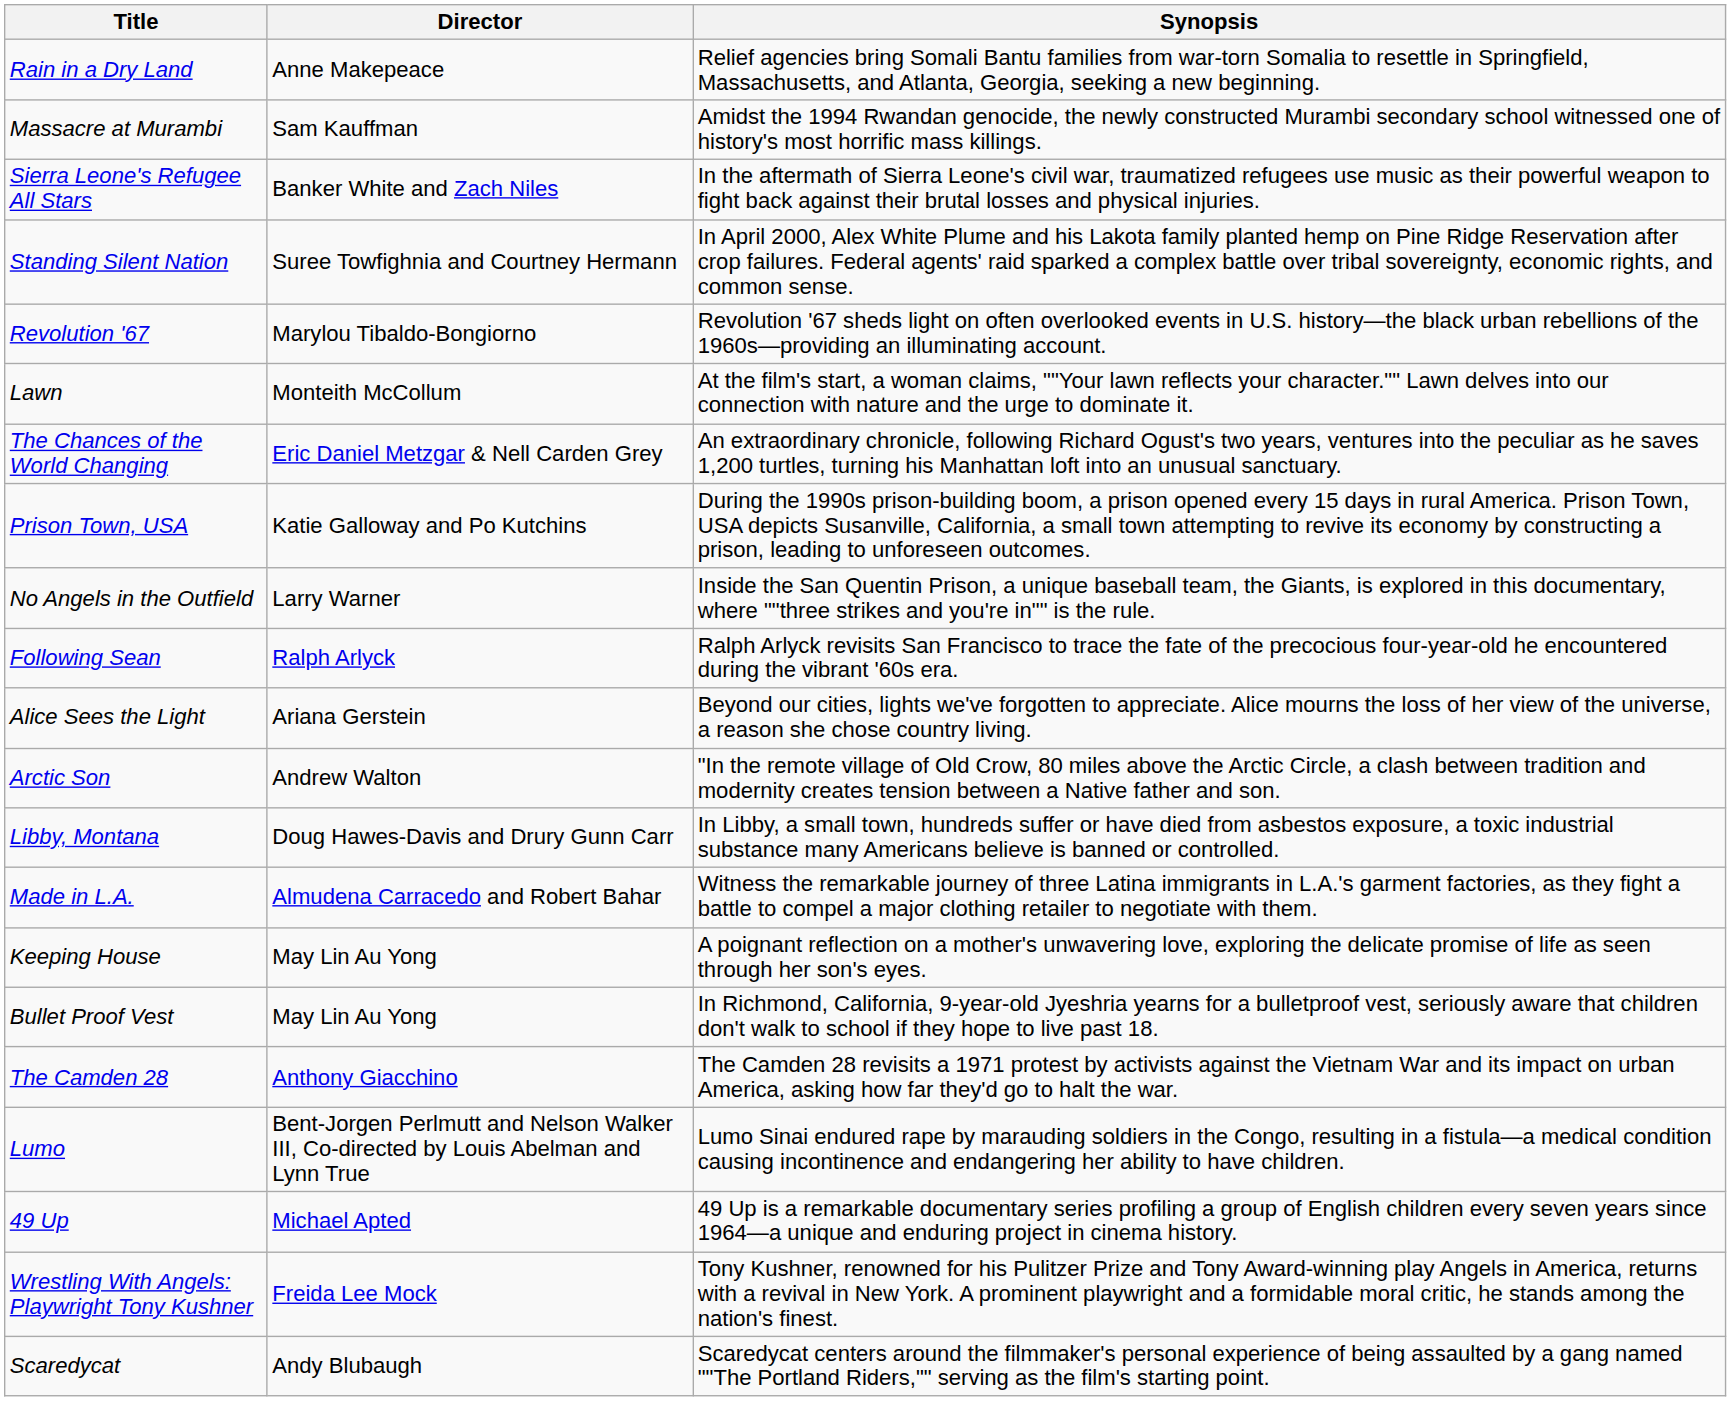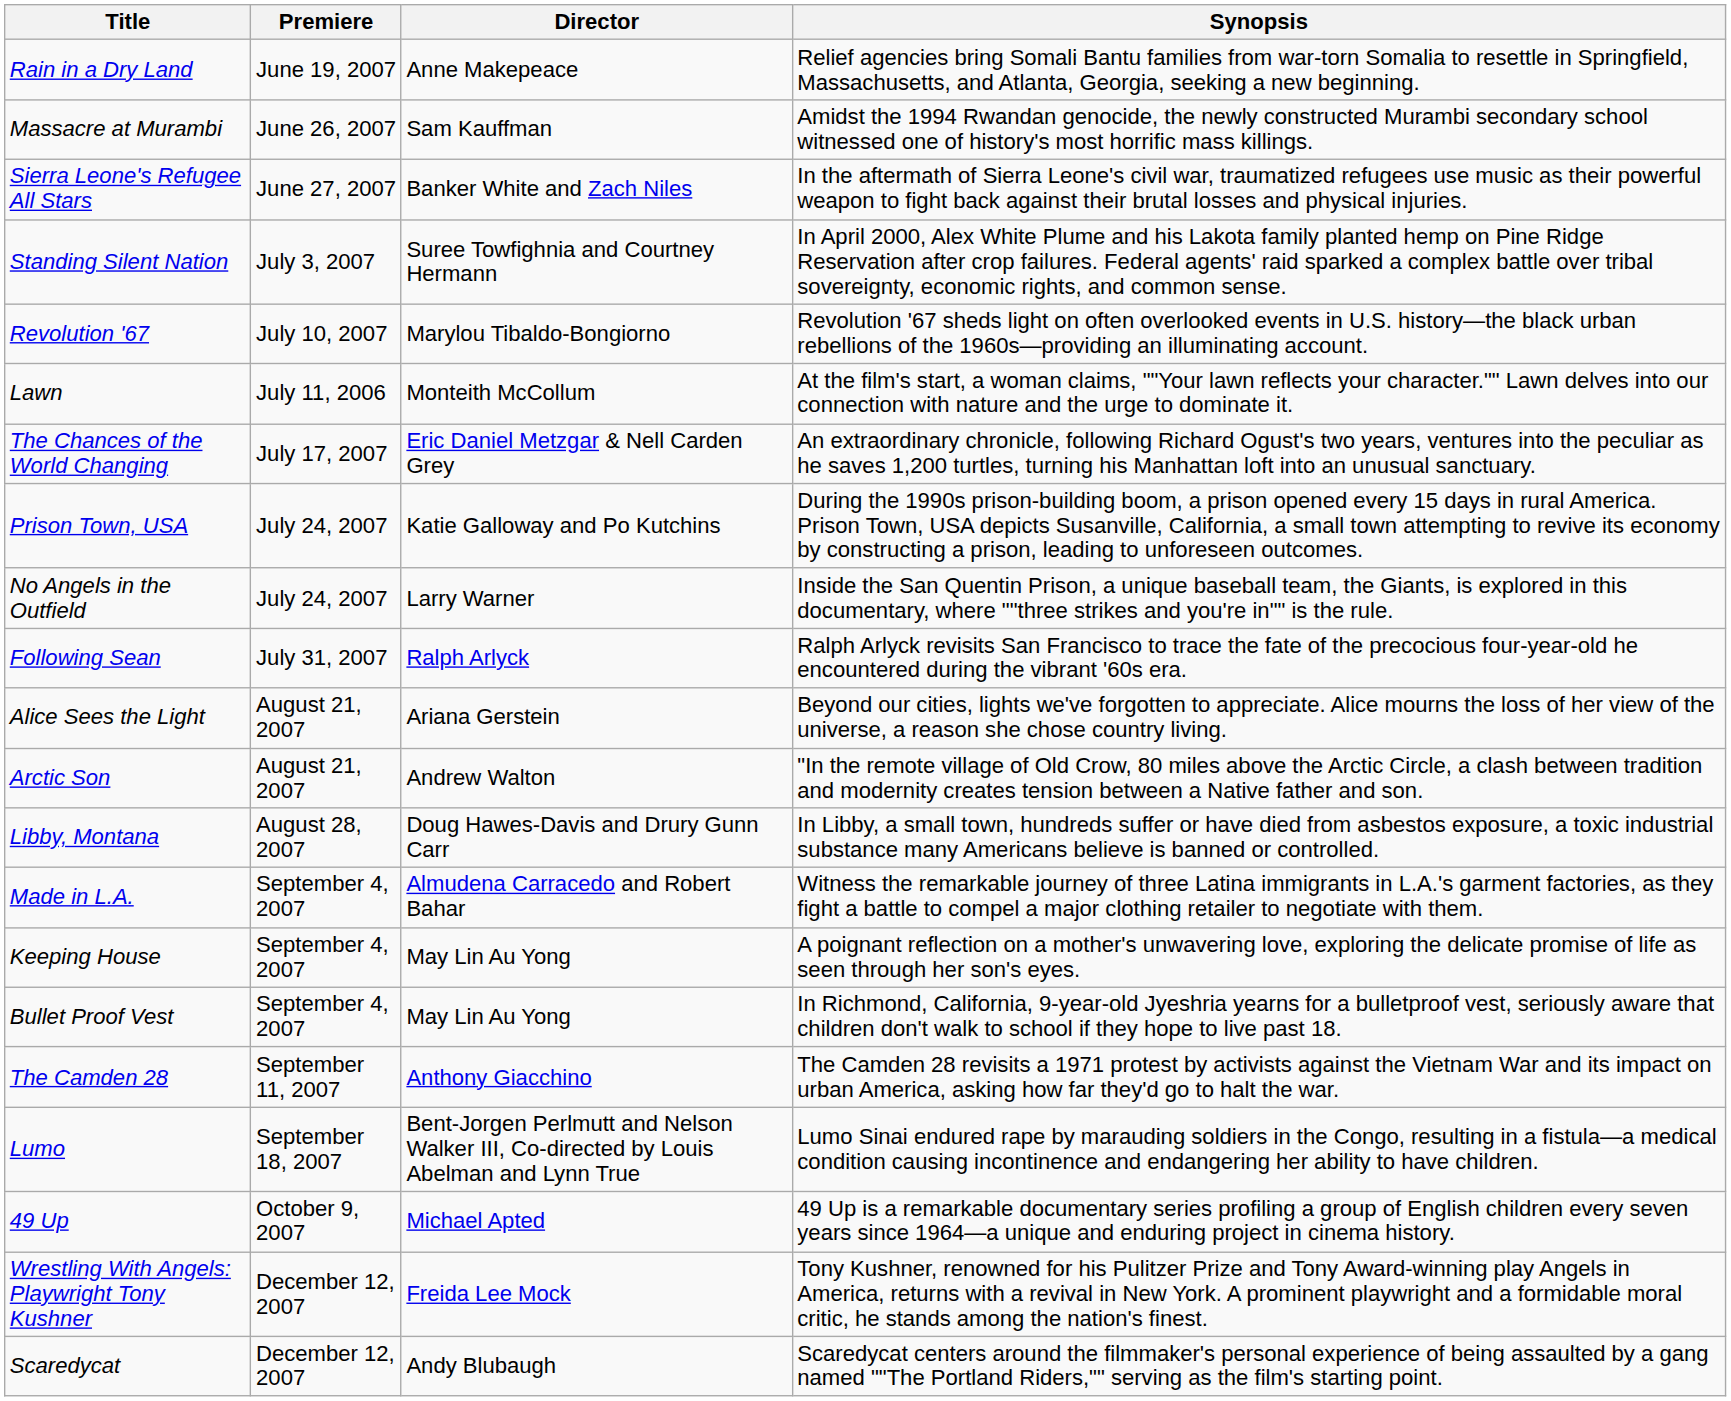+ column: (326, 22)
